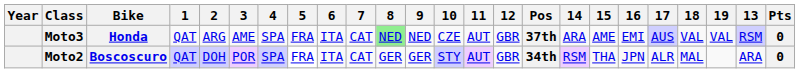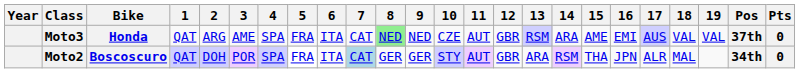columns swapped: (751, 15) <-> (541, 15)
(361, 57) no background -> (361, 57) lightblue background
